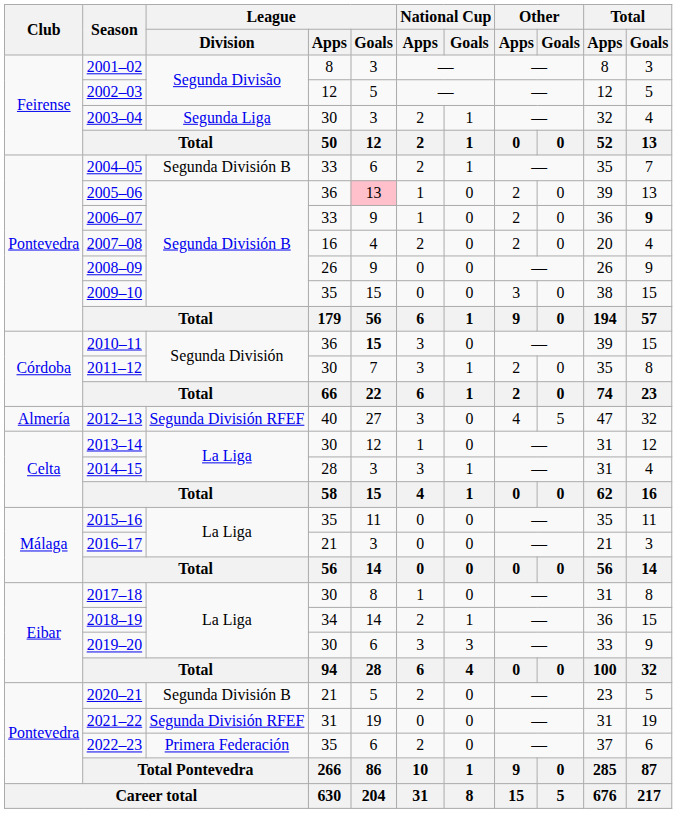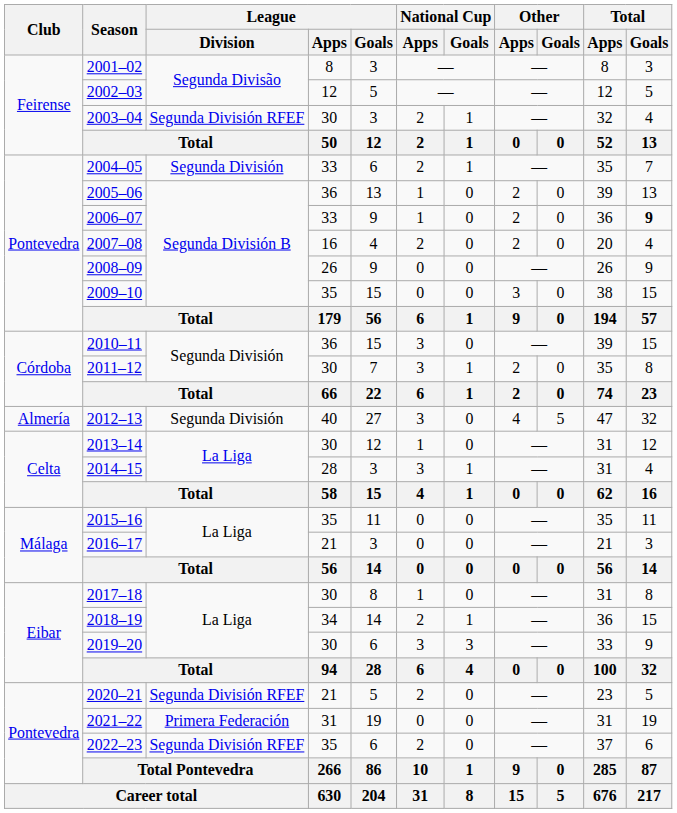(227, 117) Segunda Liga -> (227, 117) Segunda División RFEF
(227, 167) Segunda División B -> (227, 167) Segunda División
(374, 192) pink background -> (374, 192) no background
(374, 343) bold -> (374, 343) normal
(227, 419) Segunda División RFEF -> (227, 419) Segunda División
(227, 695) Segunda División B -> (227, 695) Segunda División RFEF
(227, 720) Segunda División RFEF -> (227, 720) Primera Federación
(227, 745) Primera Federación -> (227, 745) Segunda División RFEF
